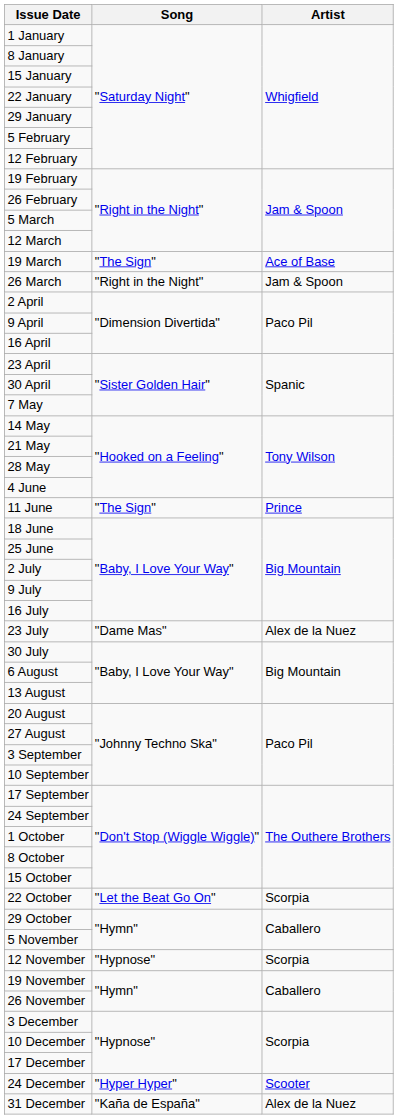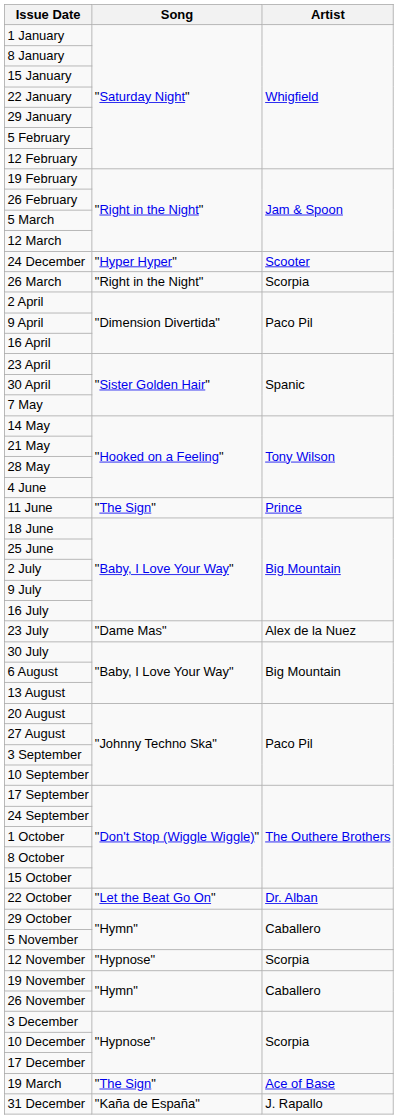rows swapped: (34, 261) <-> (46, 1083)
(304, 281) Jam & Spoon -> (287, 281) Scorpia
(287, 898) Scorpia -> (291, 898) Dr. Alban
(311, 1104) Alex de la Nuez -> (294, 1104) J. Rapallo
